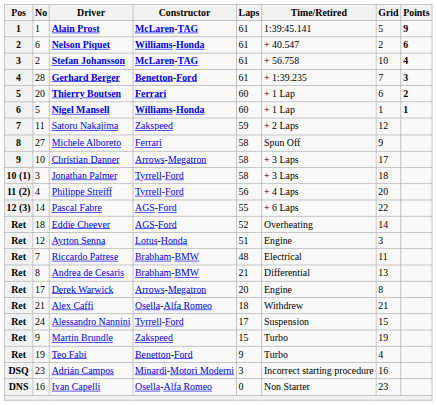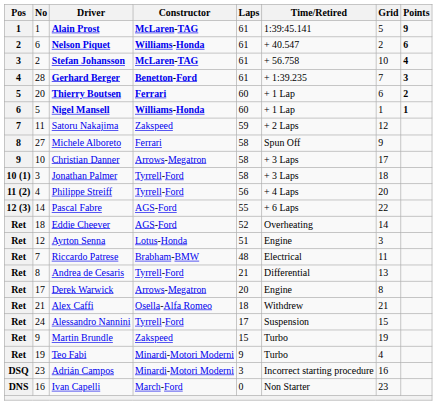(167, 273) Brabham-BMW -> (159, 273) Tyrrell-Ford
(164, 354) Benetton-Ford -> (185, 354) Minardi-Motori Moderni
(174, 387) Osella-Alfa Romeo -> (159, 387) March-Ford
